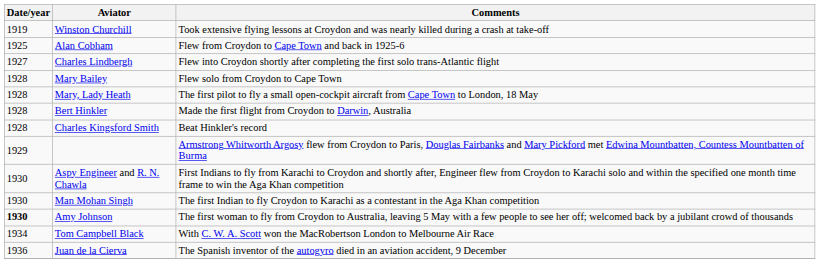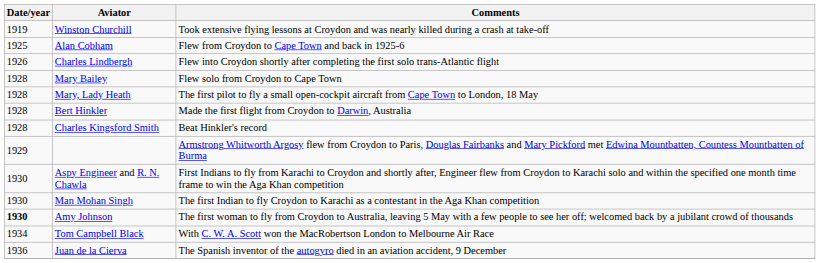(17, 62) 1927 -> (17, 62) 1926
